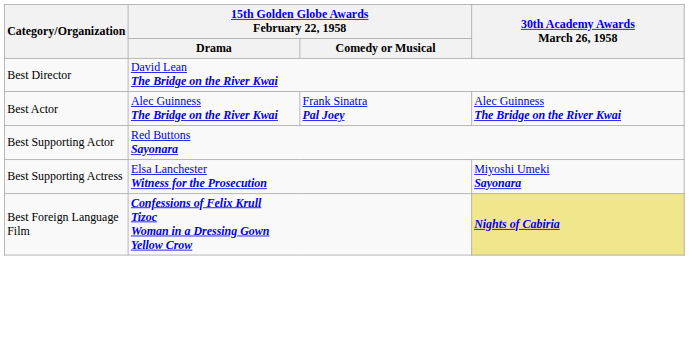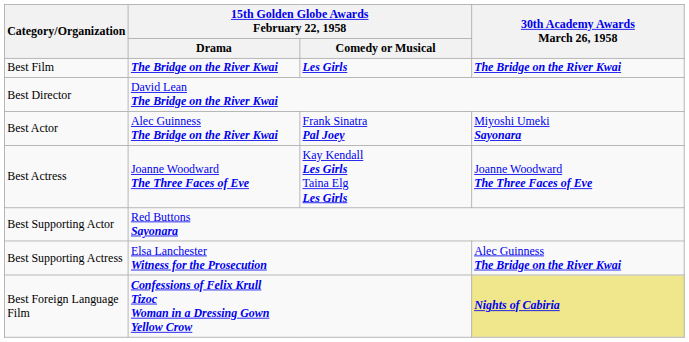+ row: (31, 68)
(548, 109) Alec Guinness The Bridge on the River Kwai -> (512, 128) Miyoshi Umeki Sayonara
+ row: (37, 176)
(512, 176) Miyoshi Umeki Sayonara -> (548, 258) Alec Guinness The Bridge on the River Kwai
